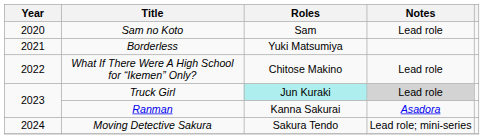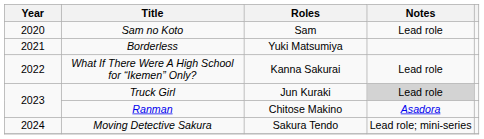(305, 70) Chitose Makino -> (305, 70) Kanna Sakurai
(305, 92) paleturquoise background -> (305, 92) no background
(305, 109) Kanna Sakurai -> (305, 109) Chitose Makino
